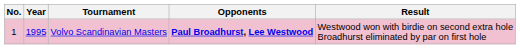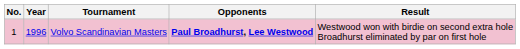(36, 32) 1995 -> (36, 32) 1996
